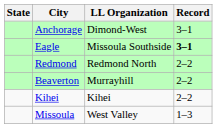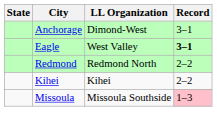(129, 47) Missoula Southside -> (112, 47) West Valley
- row: (57, 81)
(112, 115) West Valley -> (129, 98) Missoula Southside
(184, 115) no background -> (184, 98) pink background
